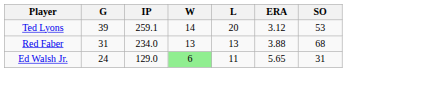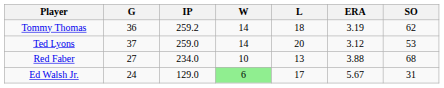+ row: (54, 28)
(103, 28) 39 -> (132, 43) 37
(147, 28) 259.1 -> (188, 43) 259.0
(103, 43) 31 -> (132, 59) 27
(190, 43) 13 -> (243, 59) 10
(233, 59) 11 -> (299, 75) 17
(277, 59) 5.65 -> (355, 75) 5.67
